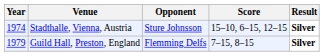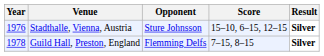(16, 28) 1974 -> (16, 28) 1976
(16, 44) 1979 -> (16, 44) 1978
